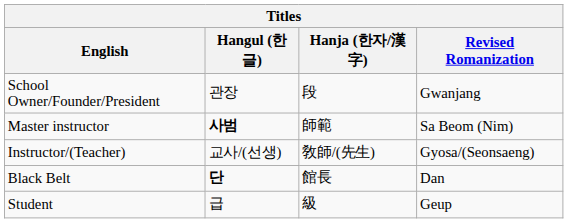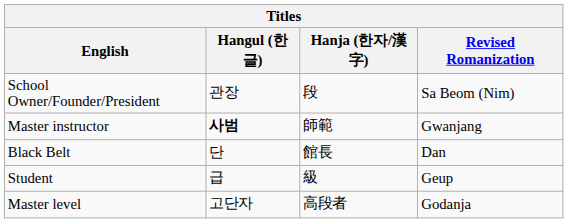(450, 93) Gwanjang -> (468, 93) Sa Beom (Nim)
(467, 126) Sa Beom (Nim) -> (452, 126) Gwanjang
- row: (67, 152)
(216, 177) bold -> (216, 151) normal
+ row: (44, 204)
